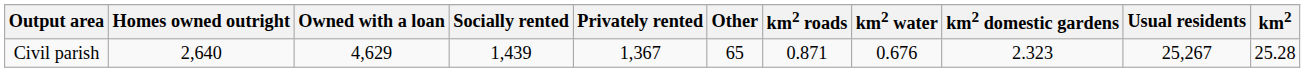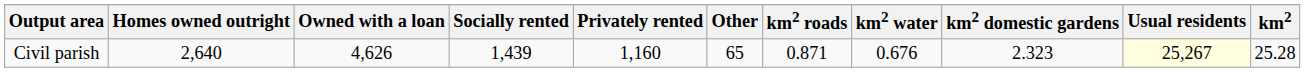(372, 52) 4,629 -> (372, 52) 4,626
(640, 52) 1,367 -> (640, 52) 1,160
(1187, 52) no background -> (1187, 52) lightyellow background
